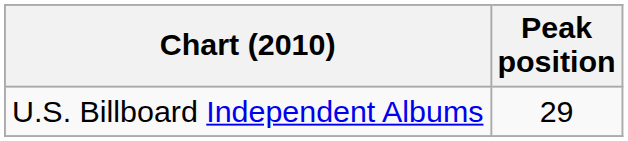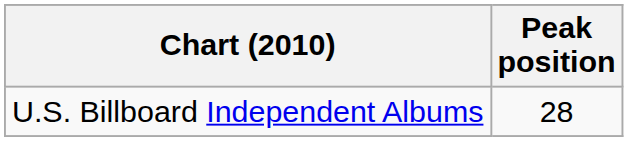(557, 111) 29 -> (557, 111) 28
